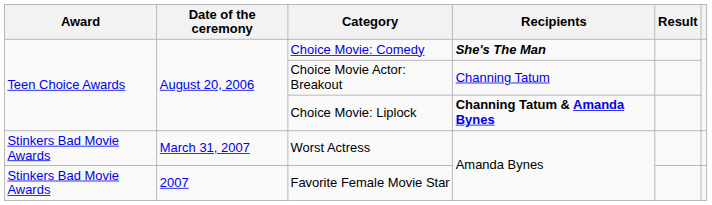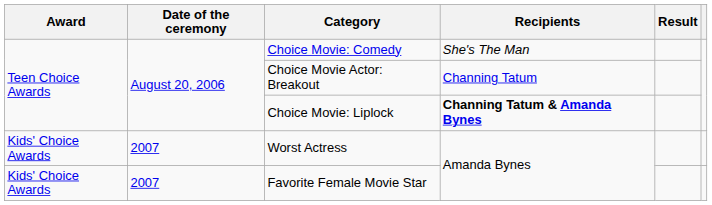(501, 49) bold -> (486, 49) normal
(63, 148) Stinkers Bad Movie Awards -> (43, 148) Kids' Choice Awards
(205, 148) March 31, 2007 -> (145, 148) 2007
(63, 183) Stinkers Bad Movie Awards -> (43, 183) Kids' Choice Awards
